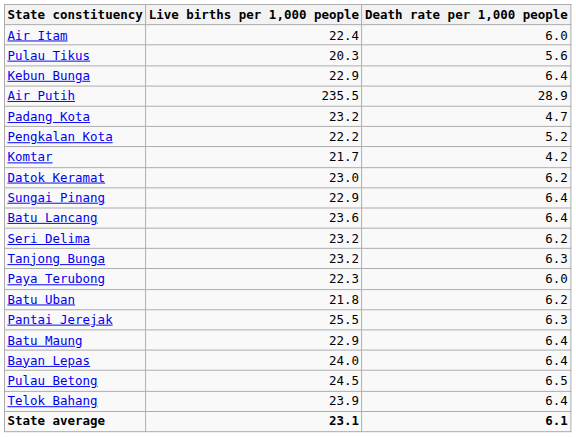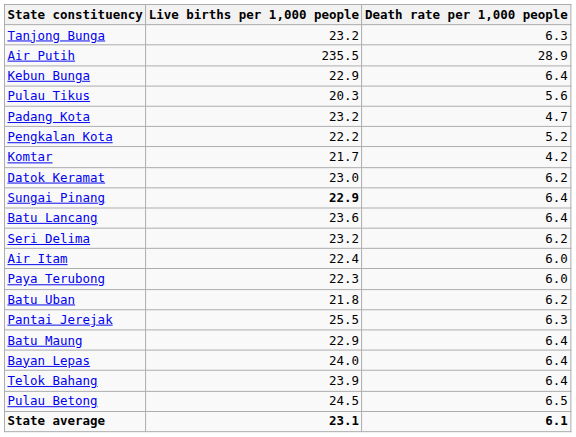rows swapped: (56, 259) <-> (38, 35)
rows swapped: (41, 96) <-> (49, 55)
(344, 198) normal -> (344, 198) bold
rows swapped: (53, 381) <-> (53, 401)
